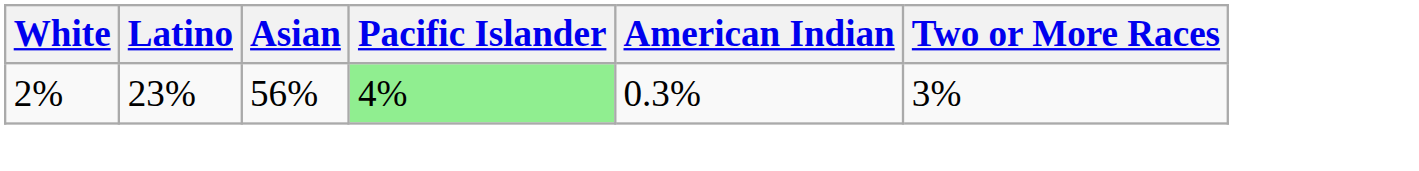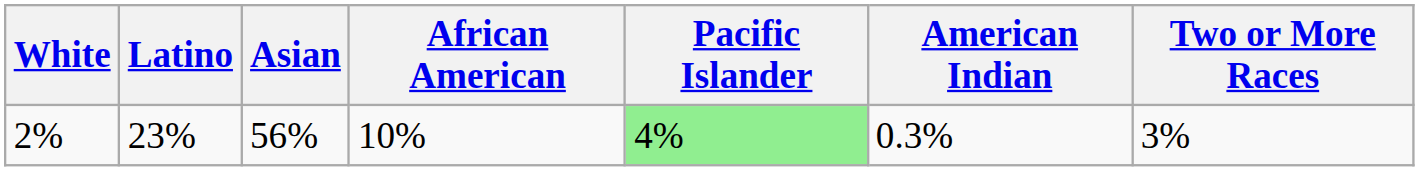+ column: (488, 54)
